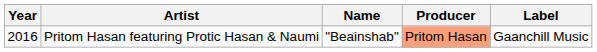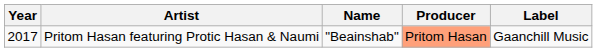(23, 37) 2016 -> (23, 37) 2017
